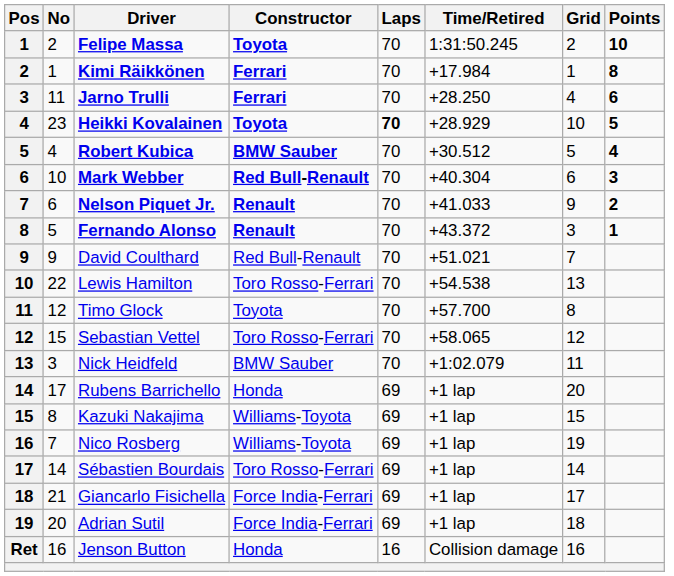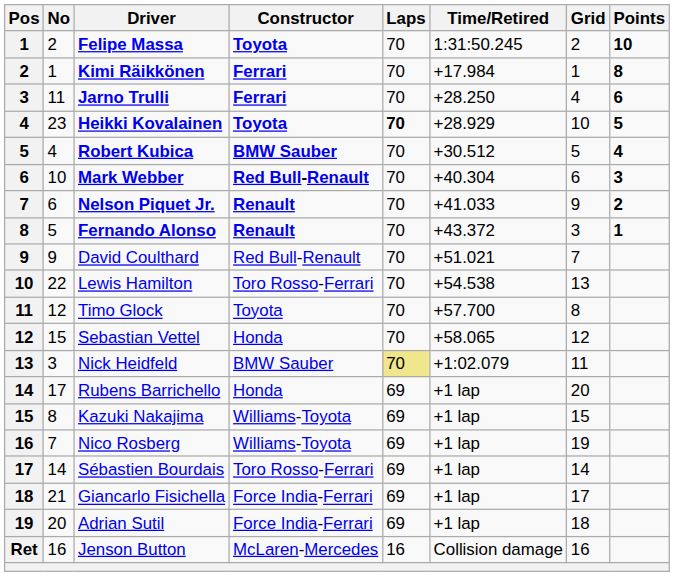(303, 336) Toro Rosso-Ferrari -> (258, 336) Honda
(391, 363) no background -> (396, 363) khaki background
(258, 549) Honda -> (306, 549) McLaren-Mercedes
